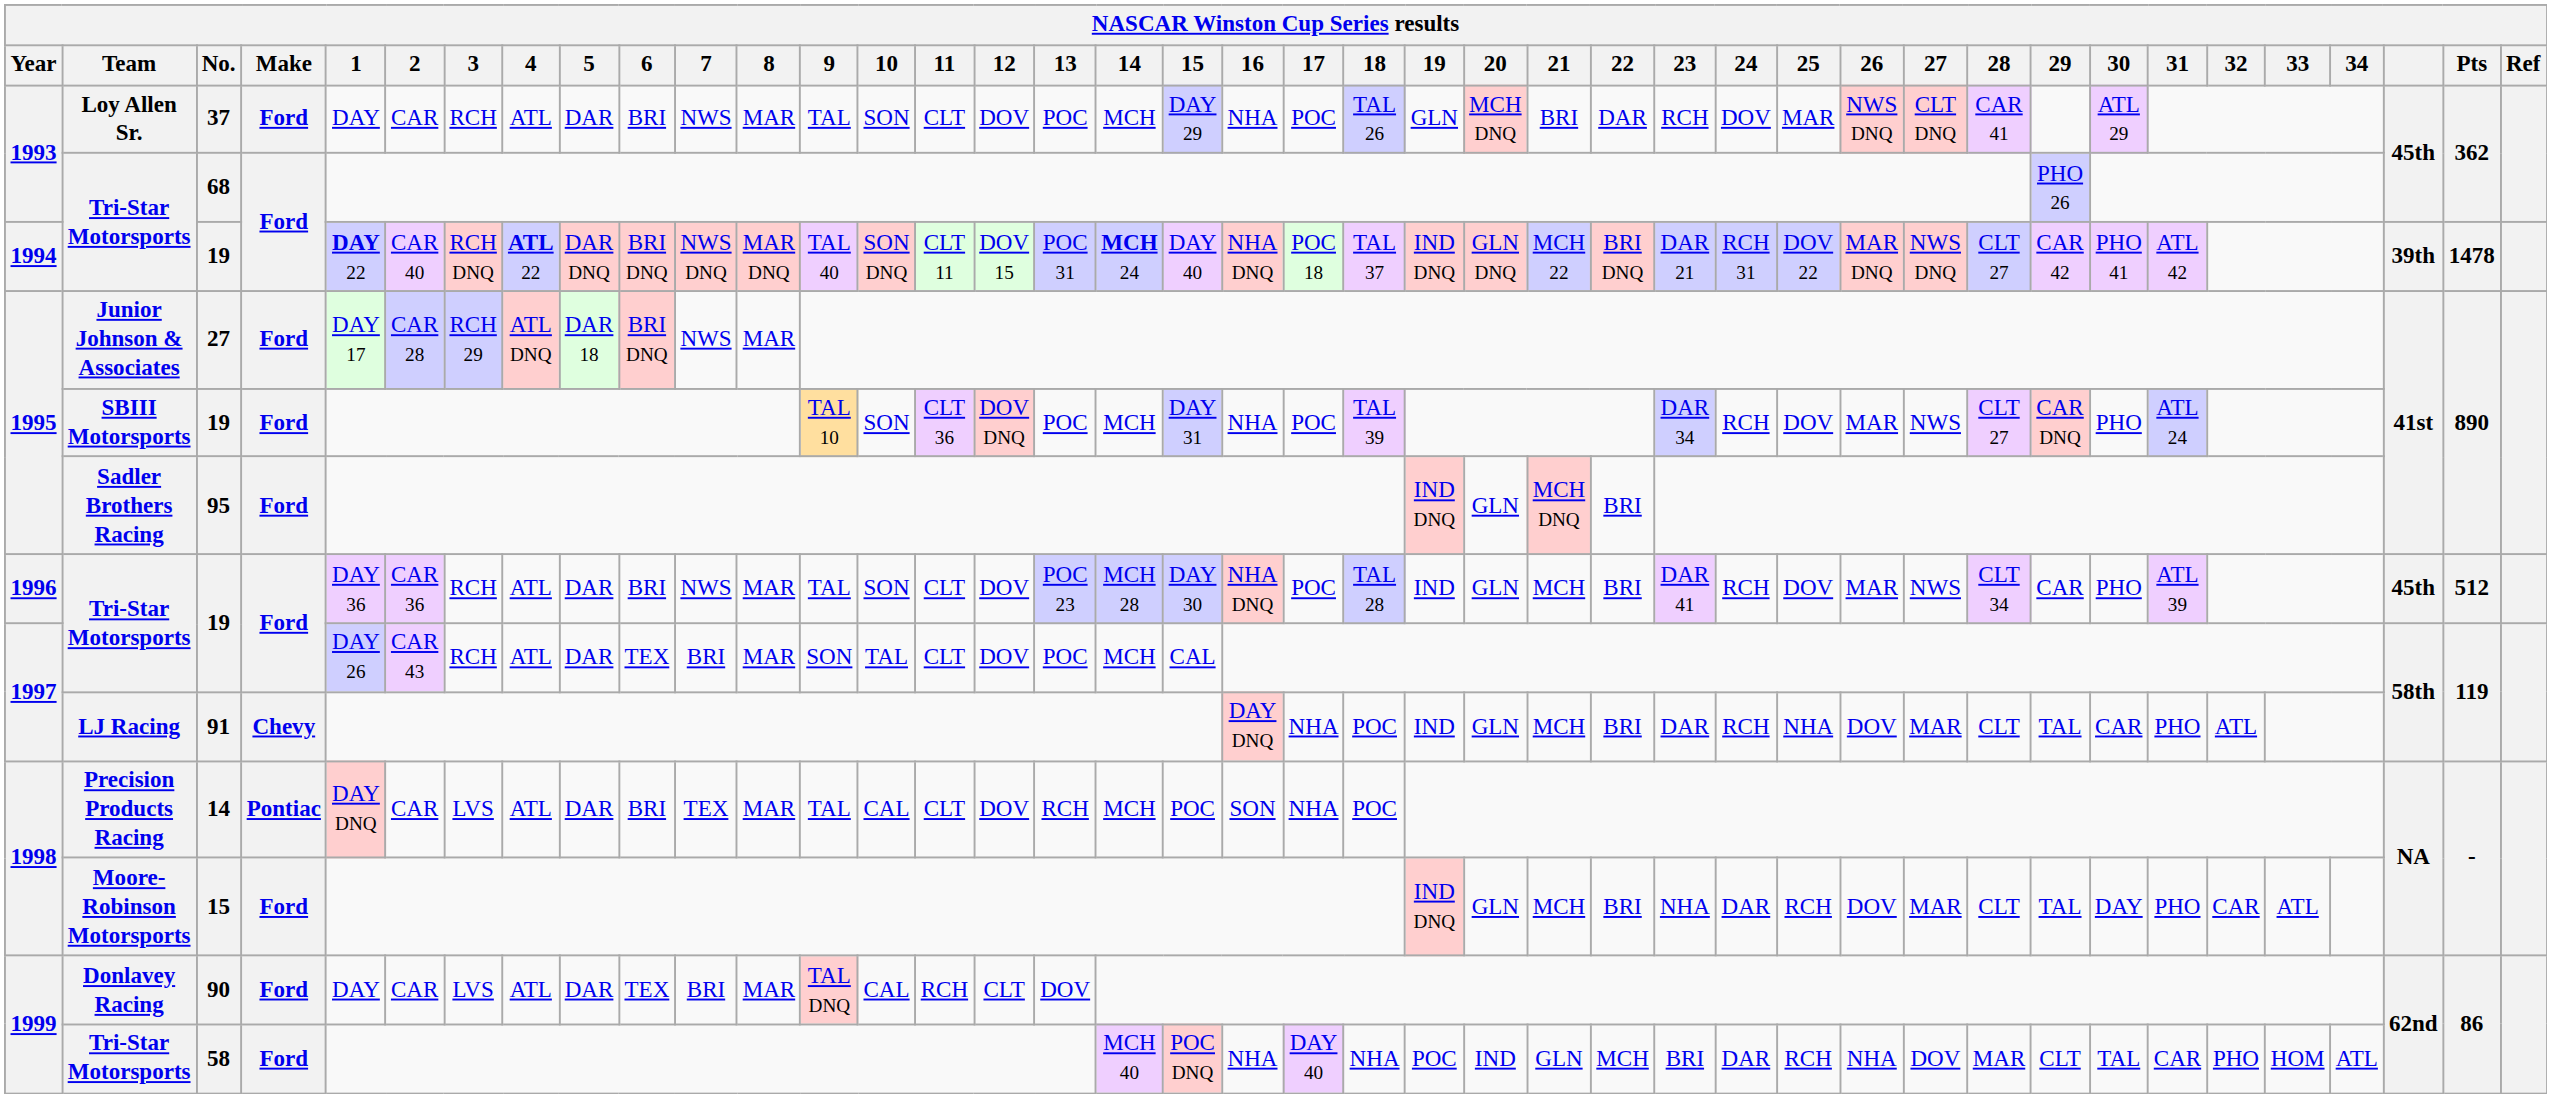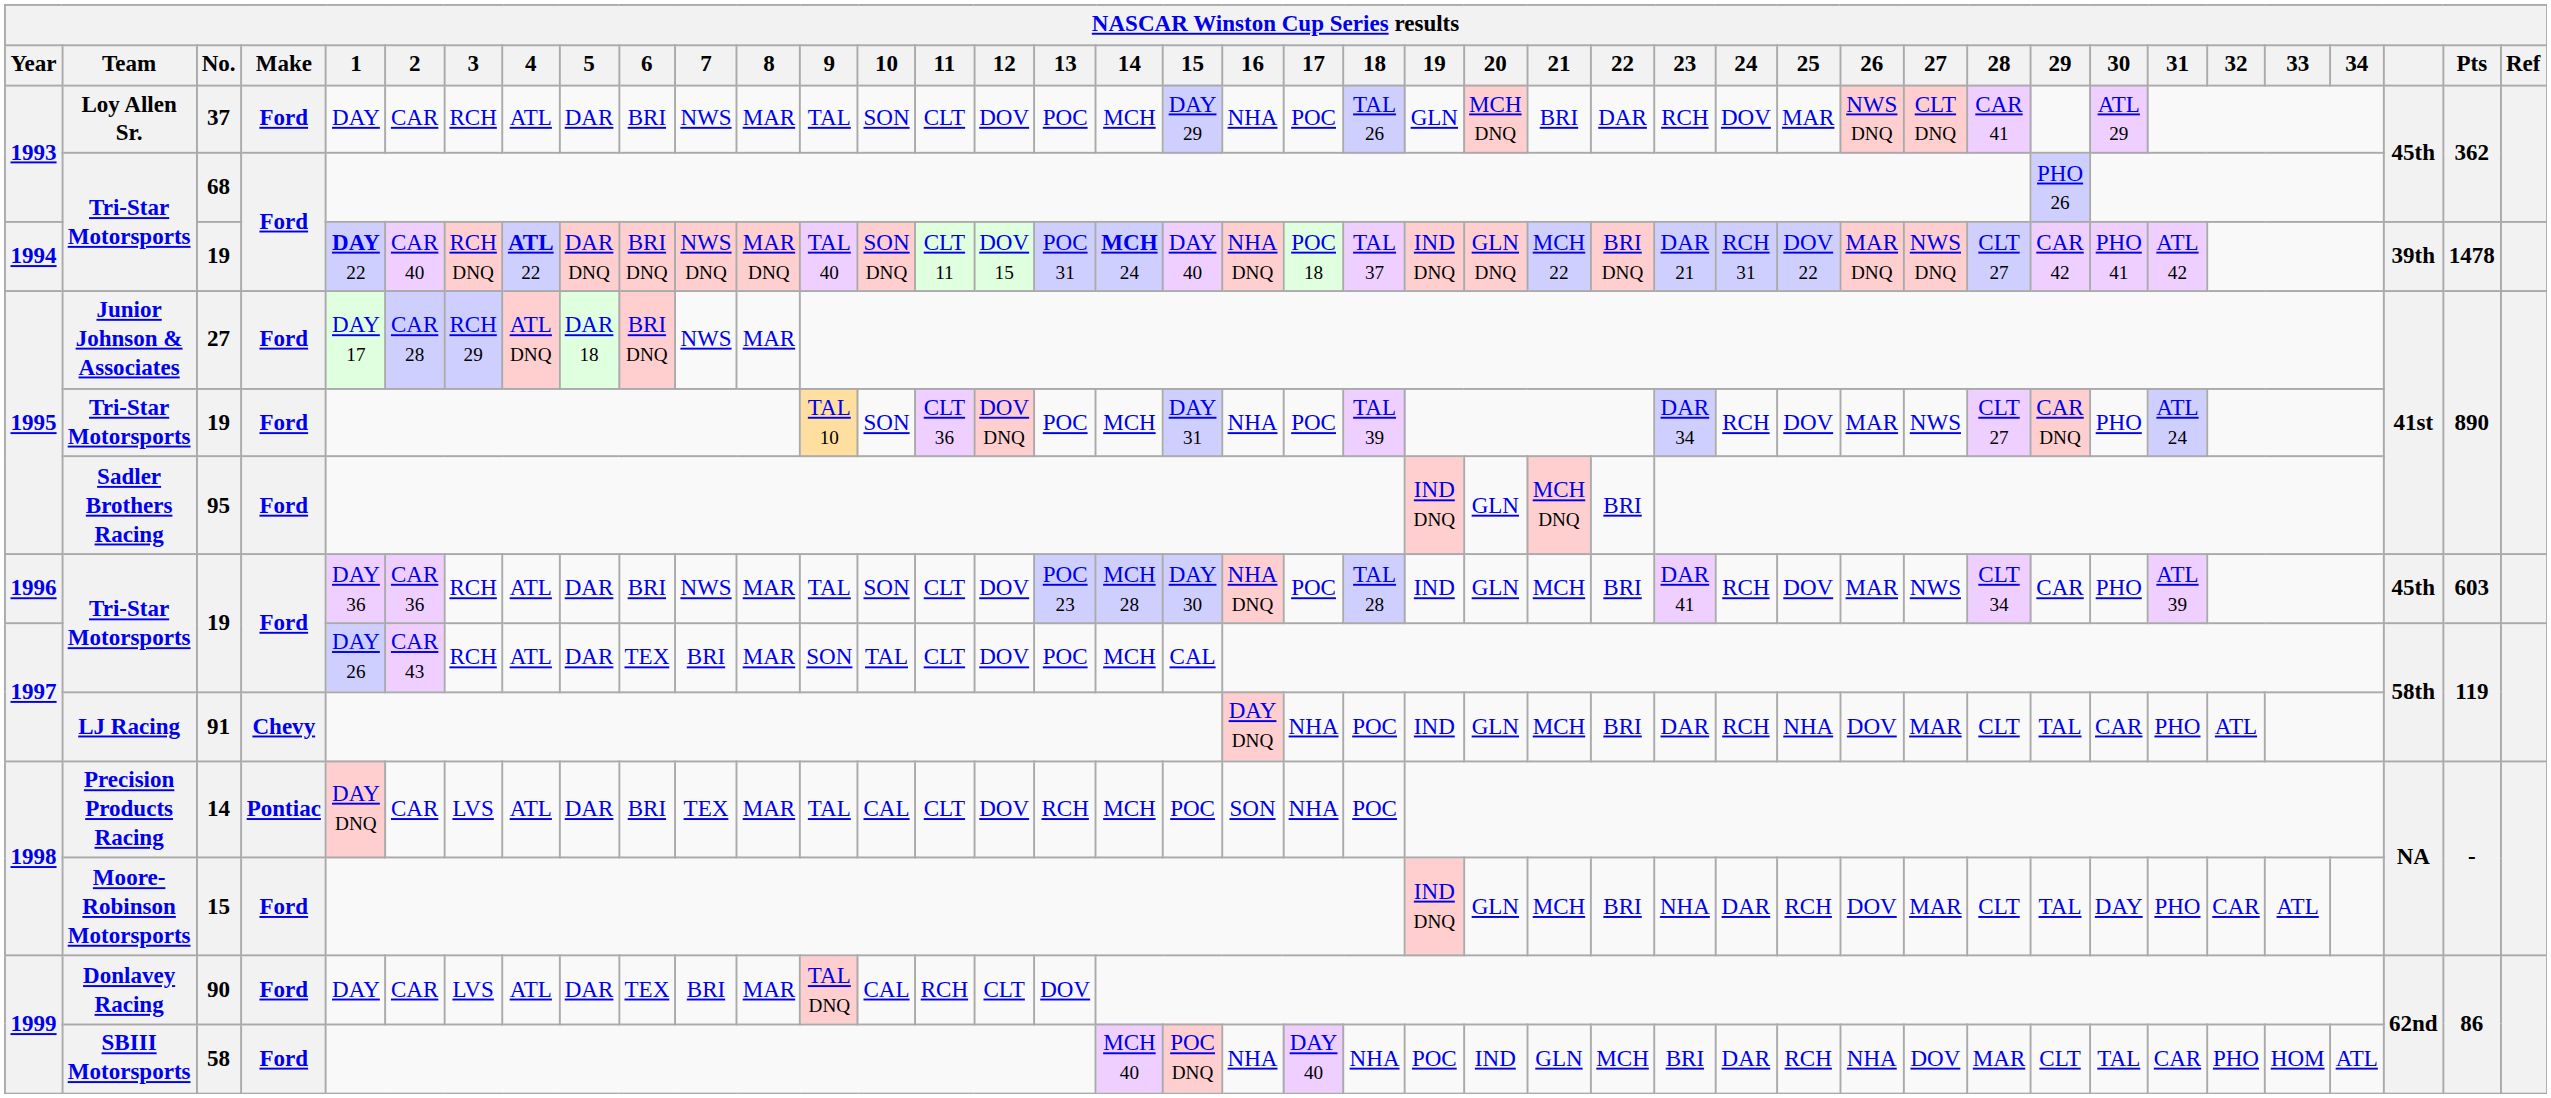(129, 422) SBIII Motorsports -> (129, 422) Tri-Star Motorsports
(2472, 588) 512 -> (2472, 588) 603
(129, 1058) Tri-Star Motorsports -> (129, 1058) SBIII Motorsports
